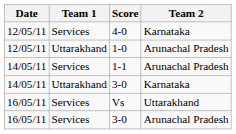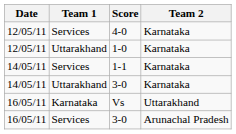(186, 48) Arunachal Pradesh -> (167, 48) Karnataka
(186, 66) Arunachal Pradesh -> (167, 66) Karnataka
(70, 102) Services -> (75, 102) Karnataka
